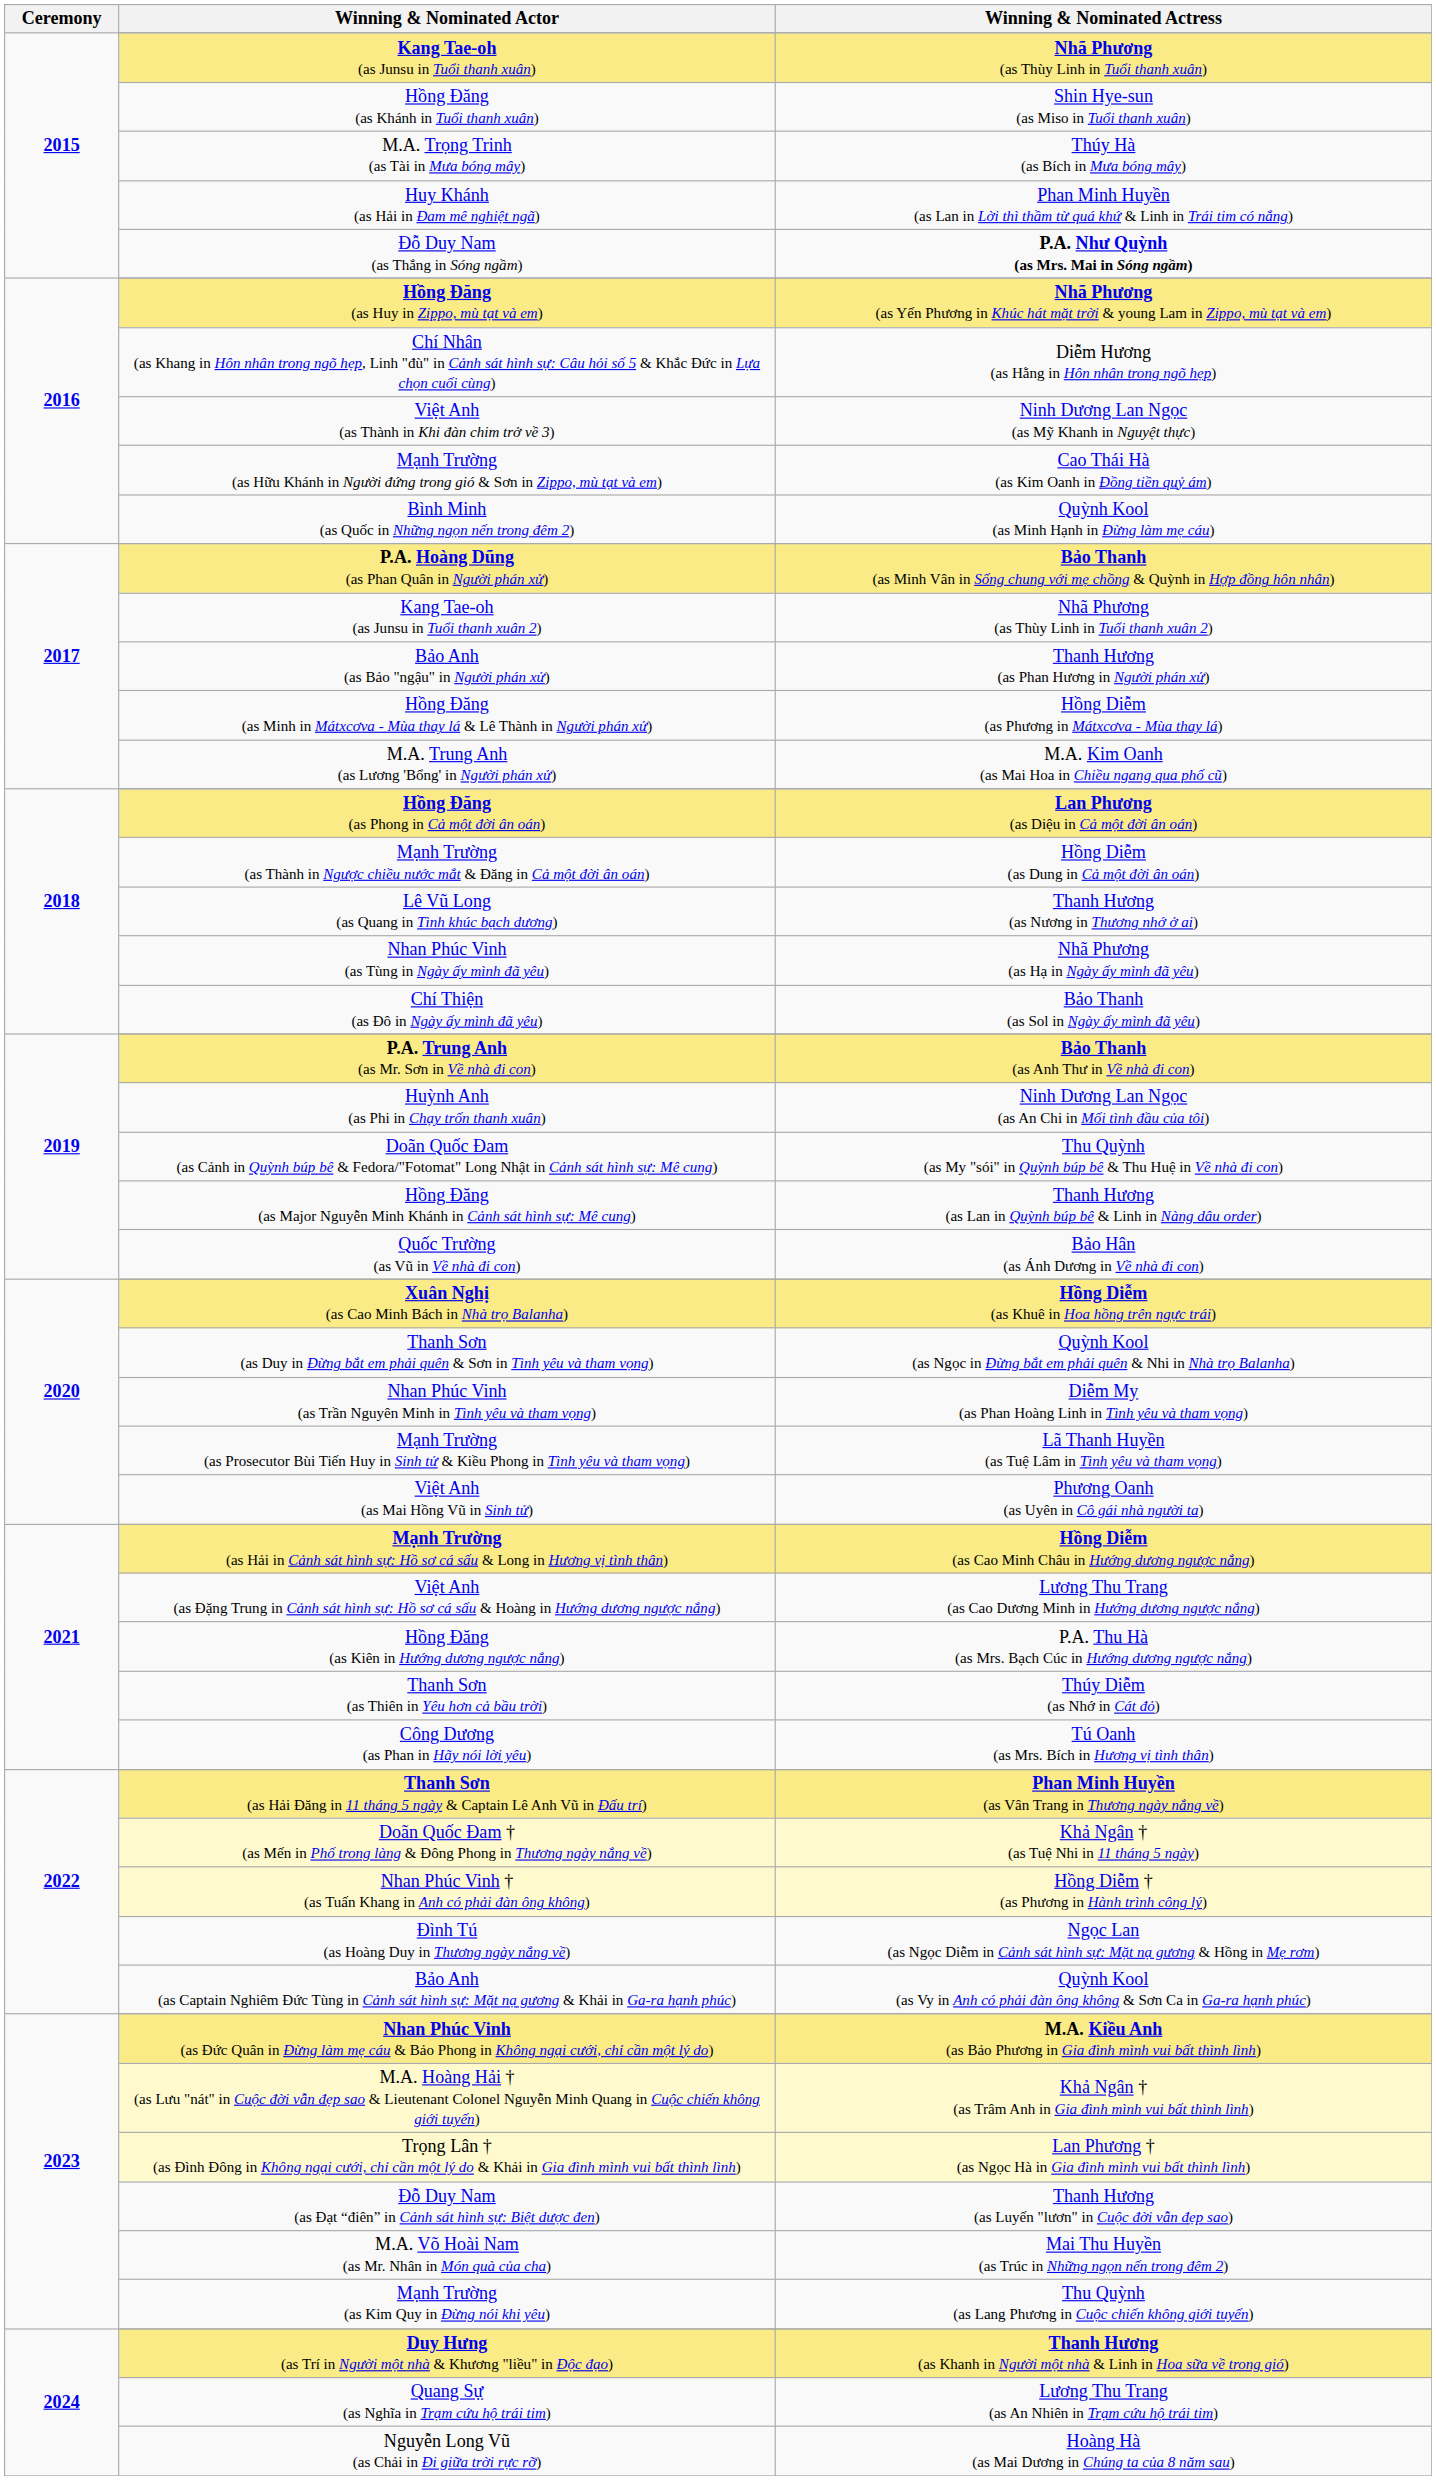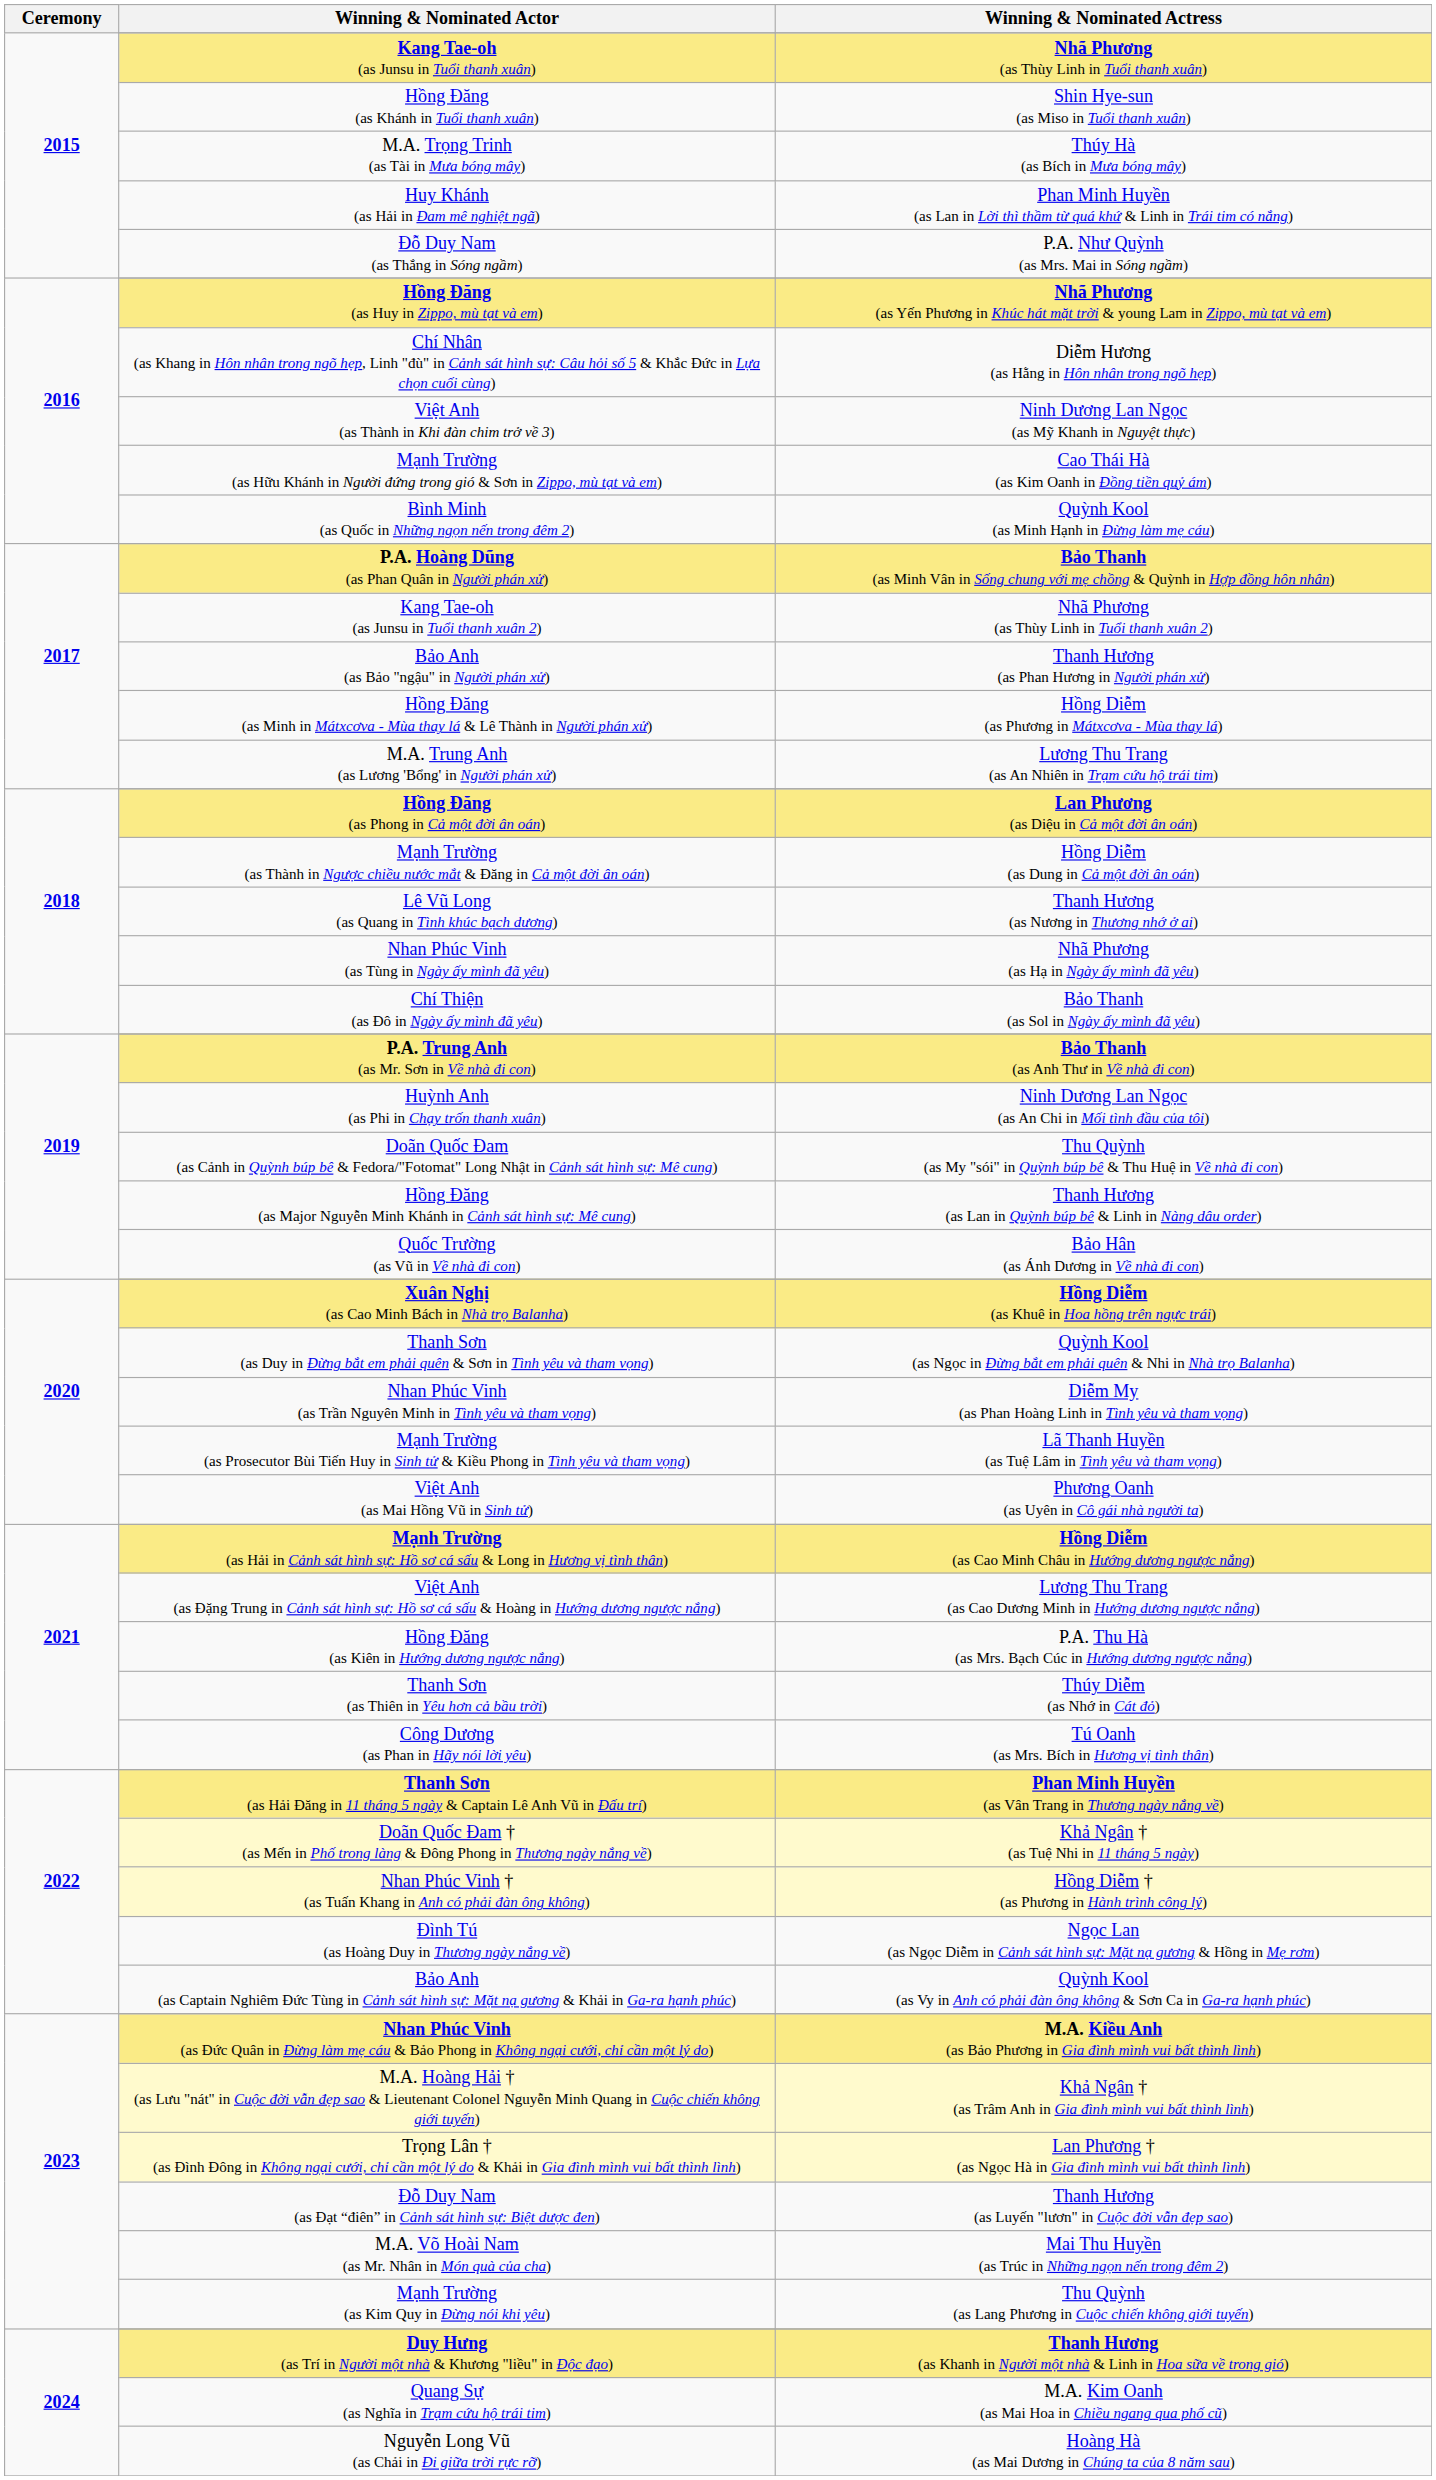(1103, 253) bold -> (1103, 253) normal
(1103, 764) M.A. Kim Oanh (as Mai Hoa in Chiều ngang qua phố cũ) -> (1103, 764) Lương Thu Trang (as An Nhiên in Trạm cứu hộ trái tim)
(1103, 2402) Lương Thu Trang (as An Nhiên in Trạm cứu hộ trái tim) -> (1103, 2402) M.A. Kim Oanh (as Mai Hoa in Chiều ngang qua phố cũ)
